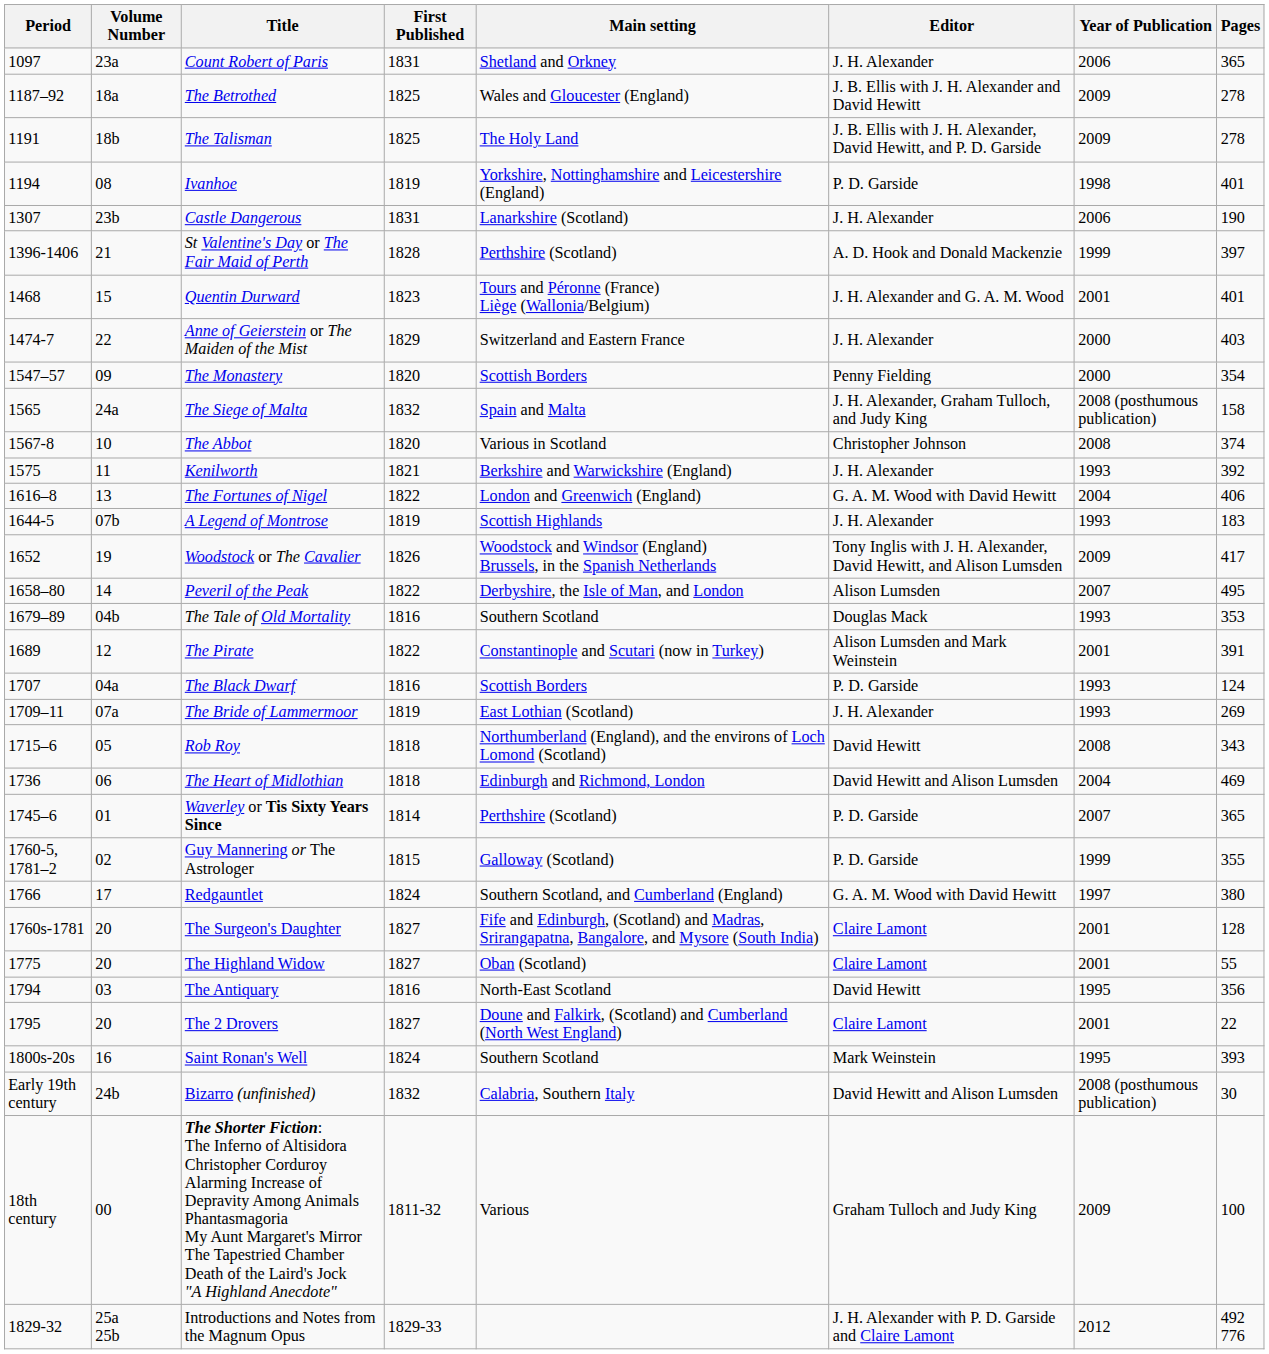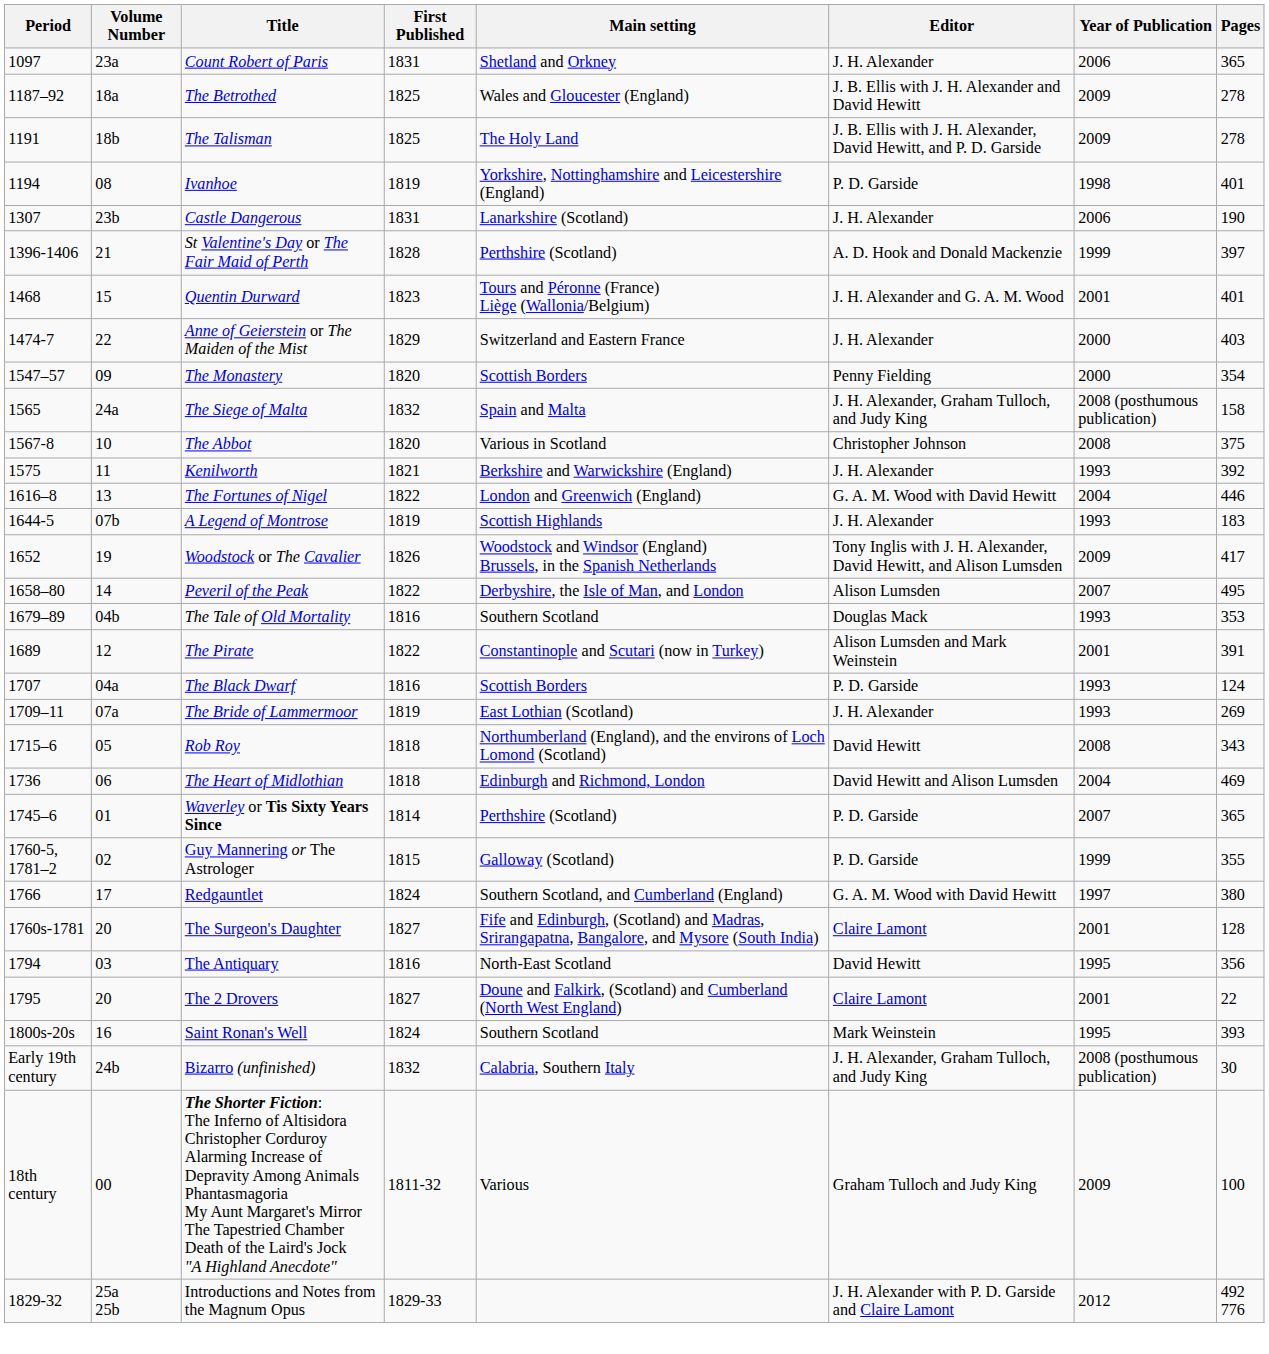(1233, 444) 374 -> (1233, 444) 375
(1233, 495) 406 -> (1233, 495) 446
- row: (255, 963)
(946, 1093) David Hewitt and Alison Lumsden -> (942, 1067) J. H. Alexander, Graham Tulloch, and Judy King
